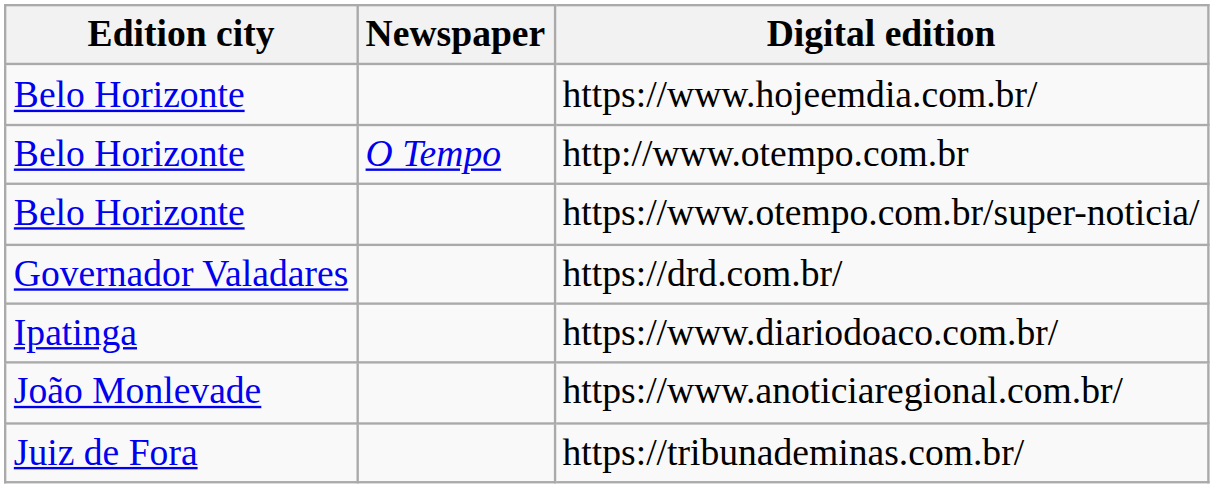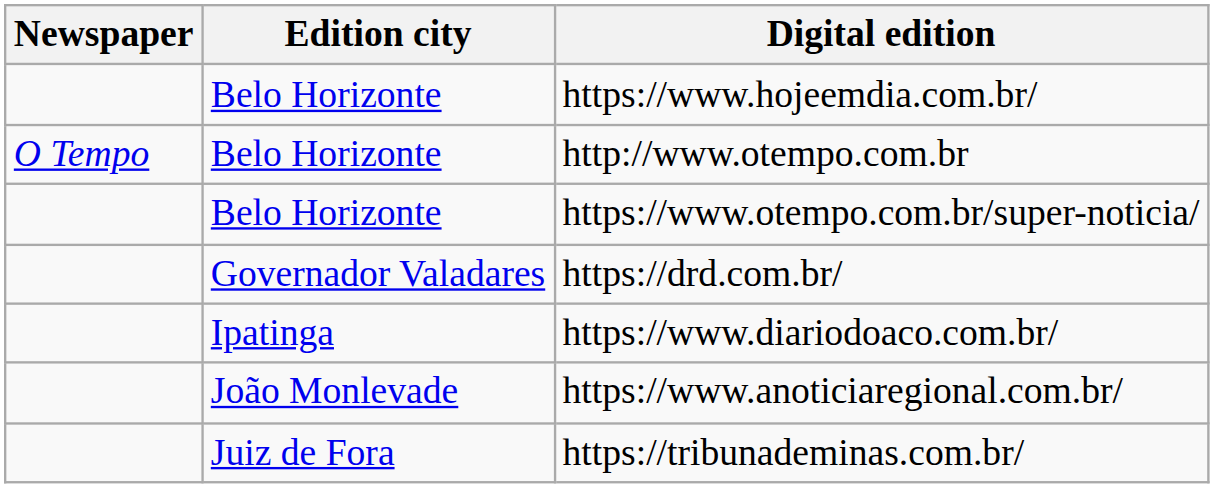columns swapped: (455, 34) <-> (181, 34)
